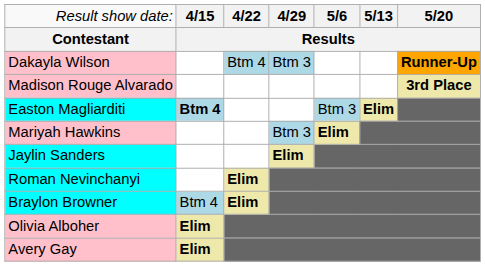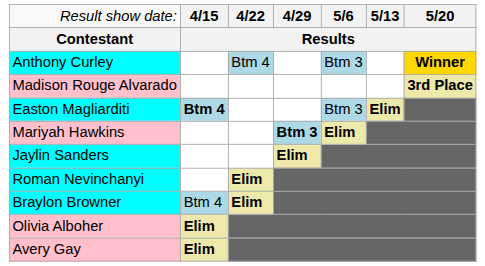+ row: (63, 62)
- row: (59, 62)
(292, 132) normal -> (297, 132) bold
